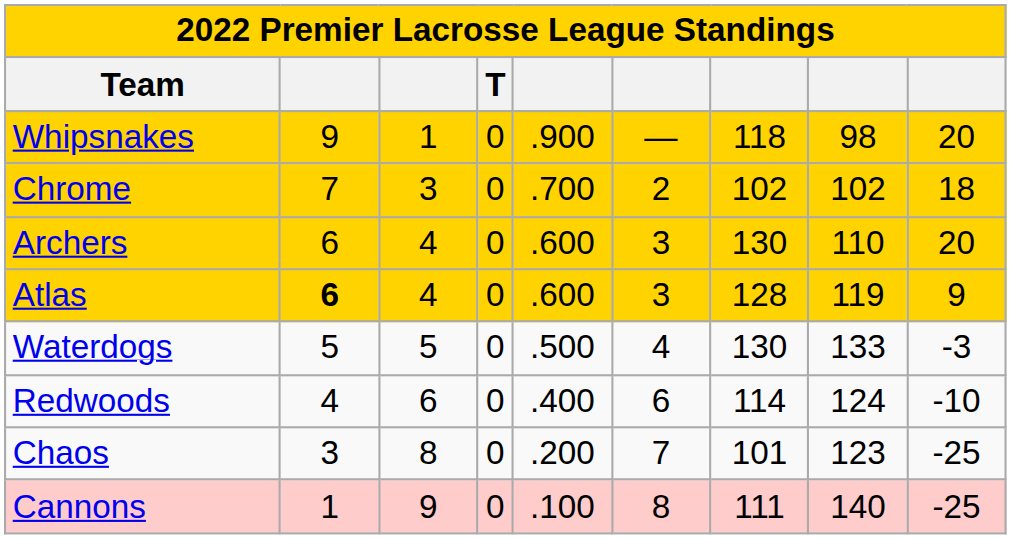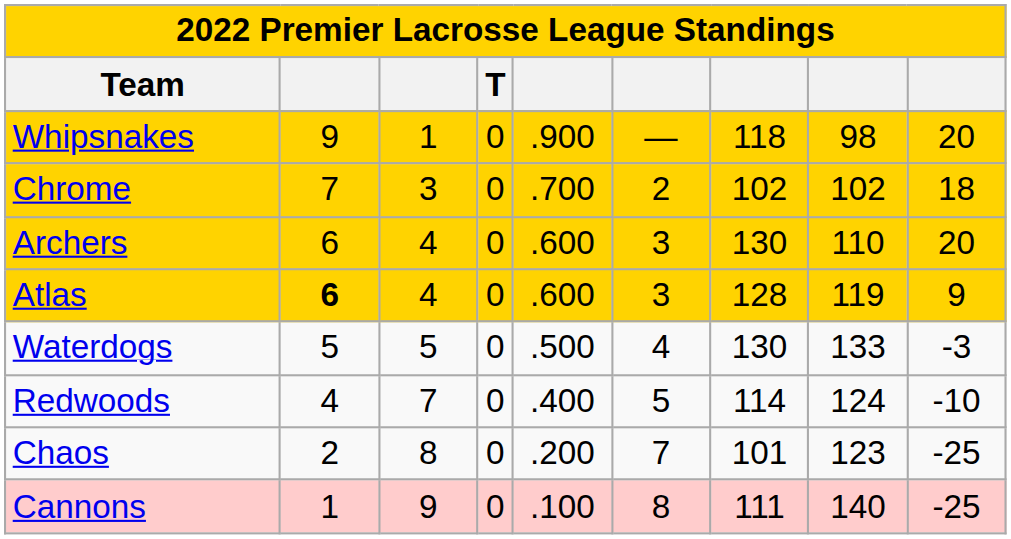(428, 400) 6 -> (428, 400) 7
(661, 400) 6 -> (661, 400) 5
(330, 453) 3 -> (330, 453) 2
